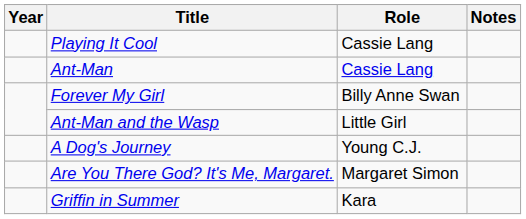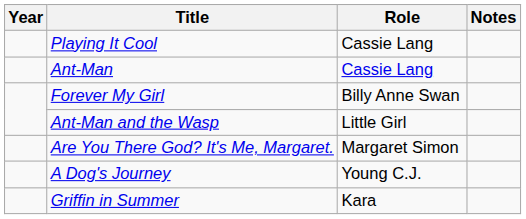rows swapped: (111, 148) <-> (192, 174)
